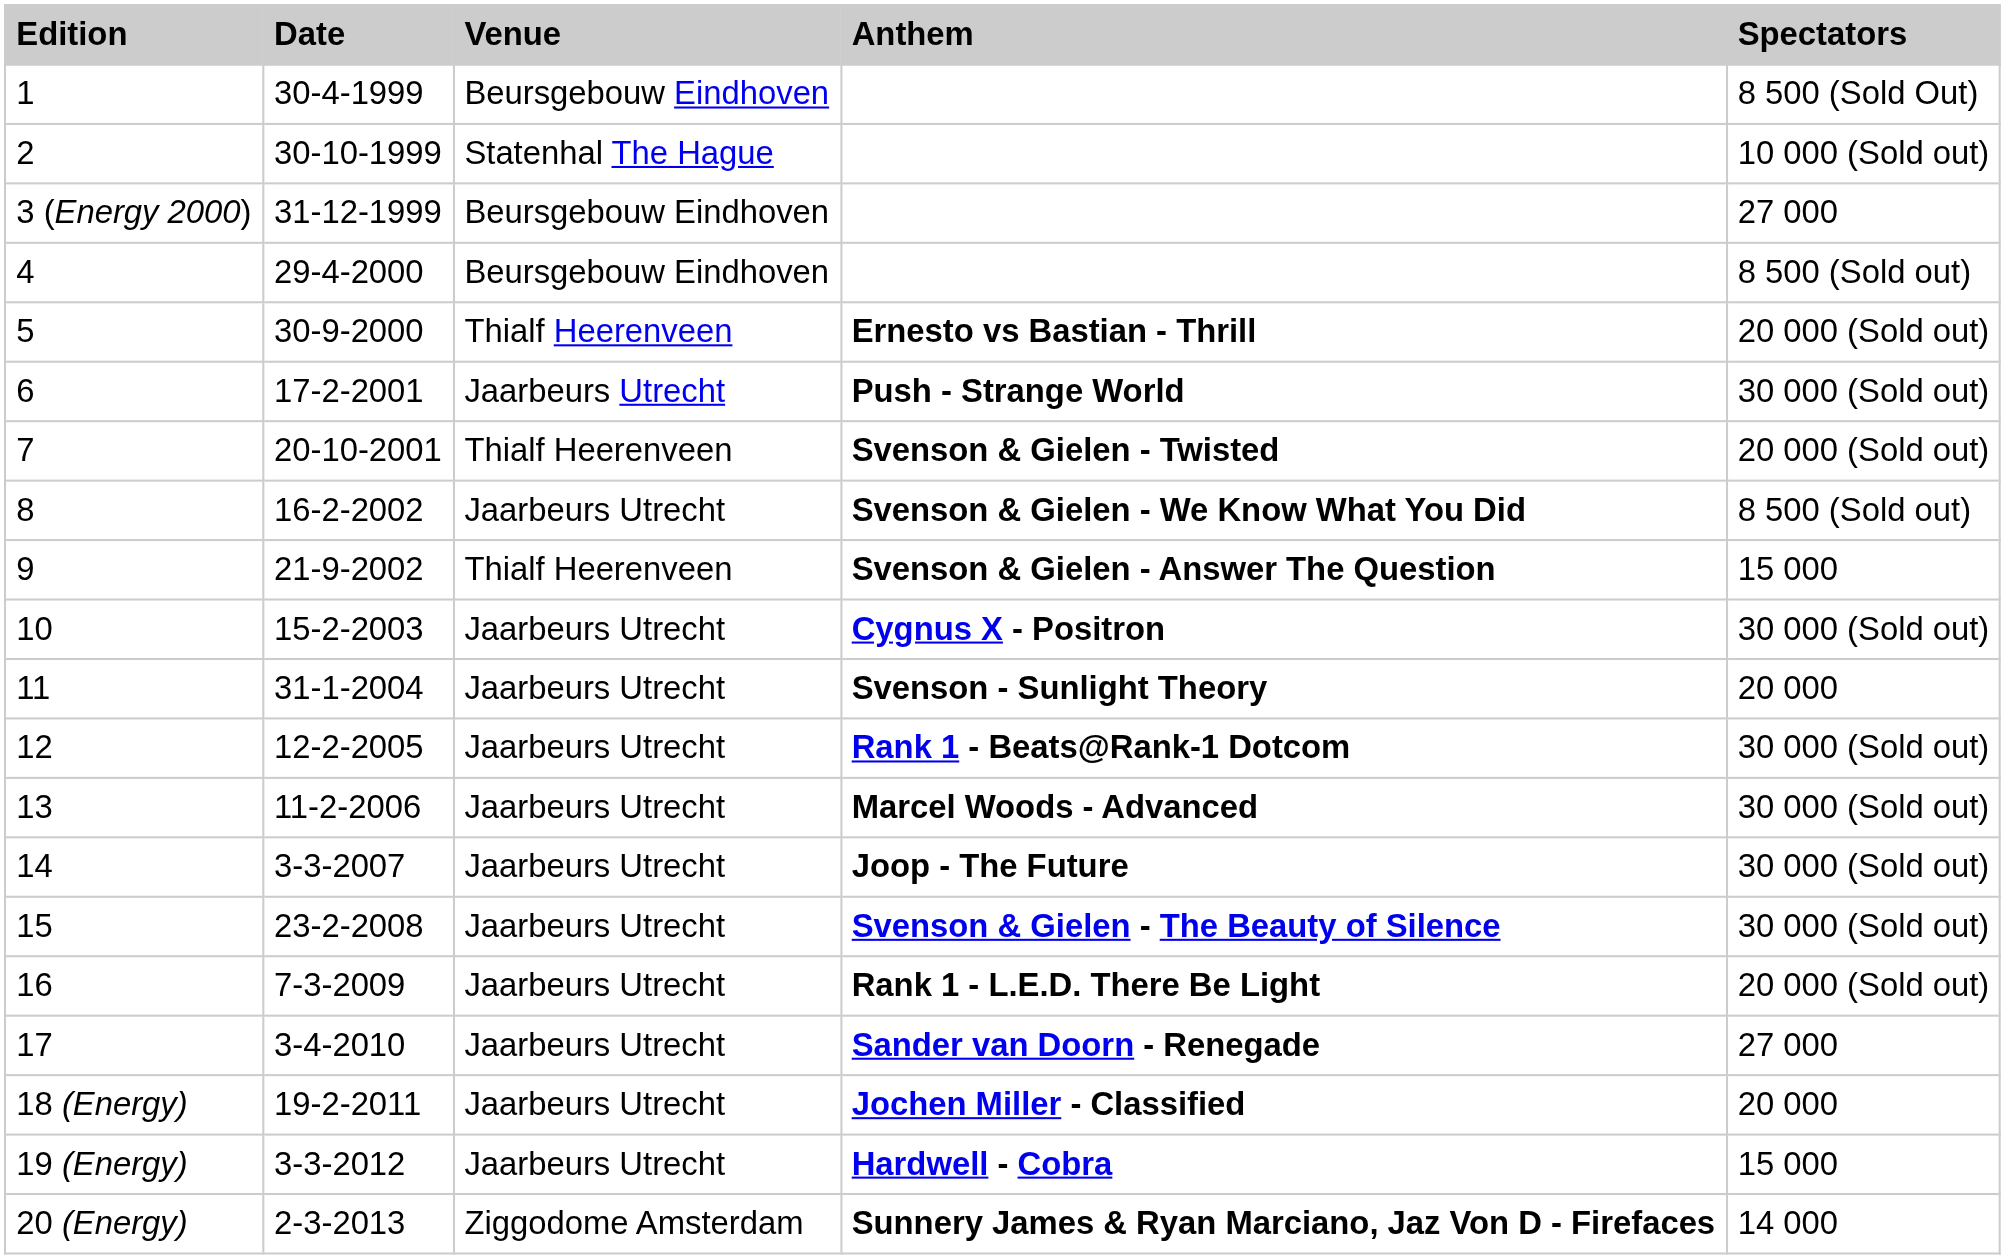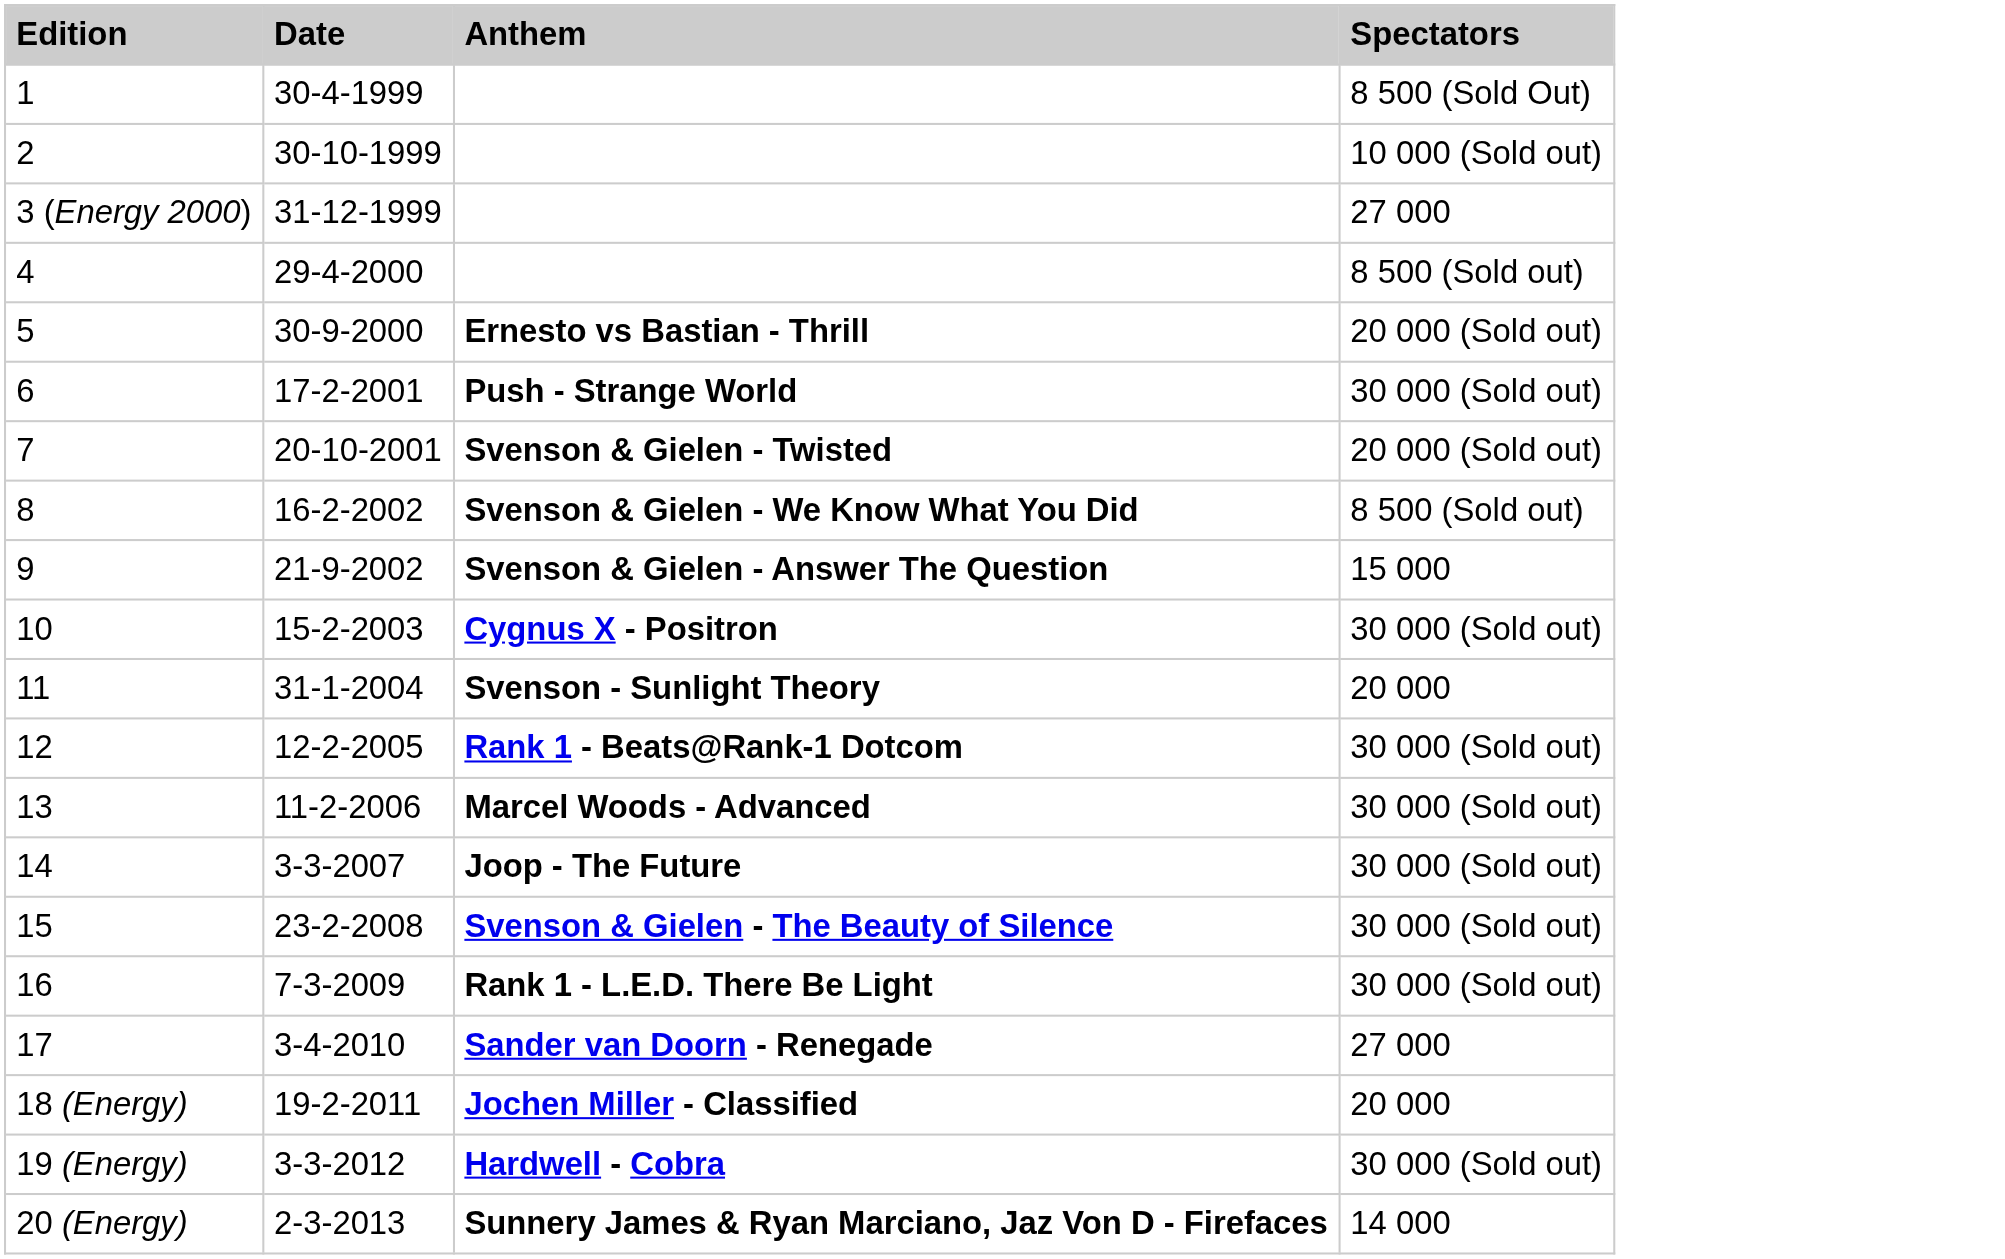- column: (513, 34)
(1863, 985) 20 000 (Sold out) -> (1476, 985) 30 000 (Sold out)
(1788, 1163) 15 000 -> (1476, 1163) 30 000 (Sold out)
